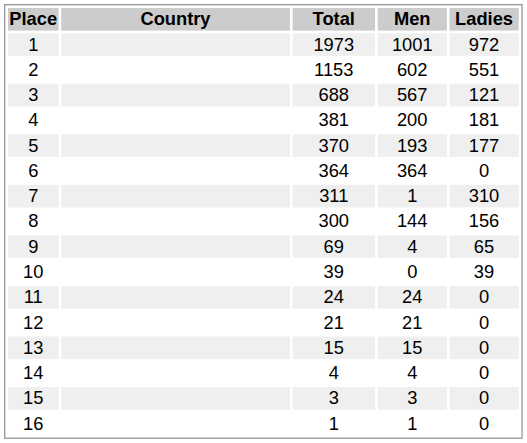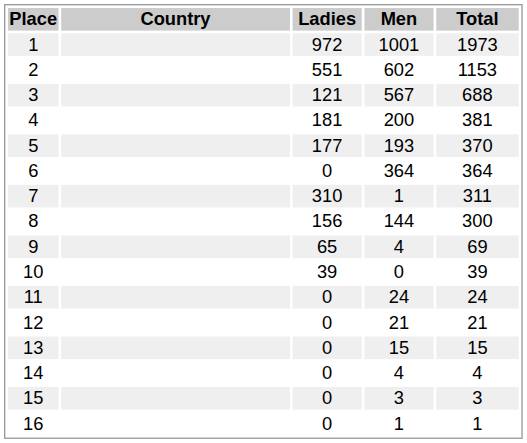columns swapped: (334, 19) <-> (484, 19)
